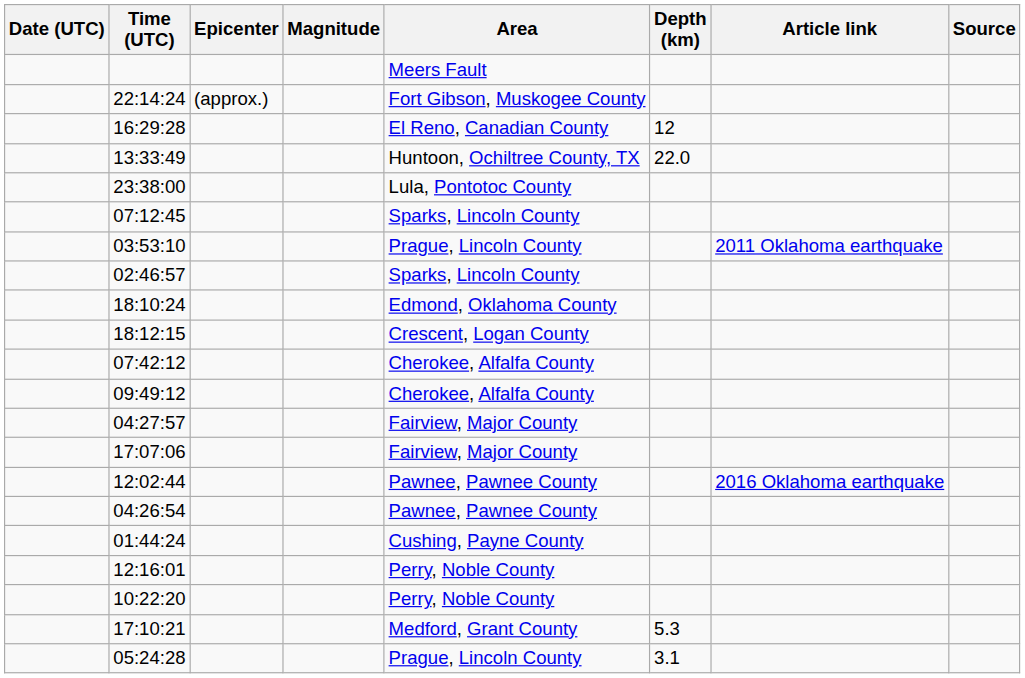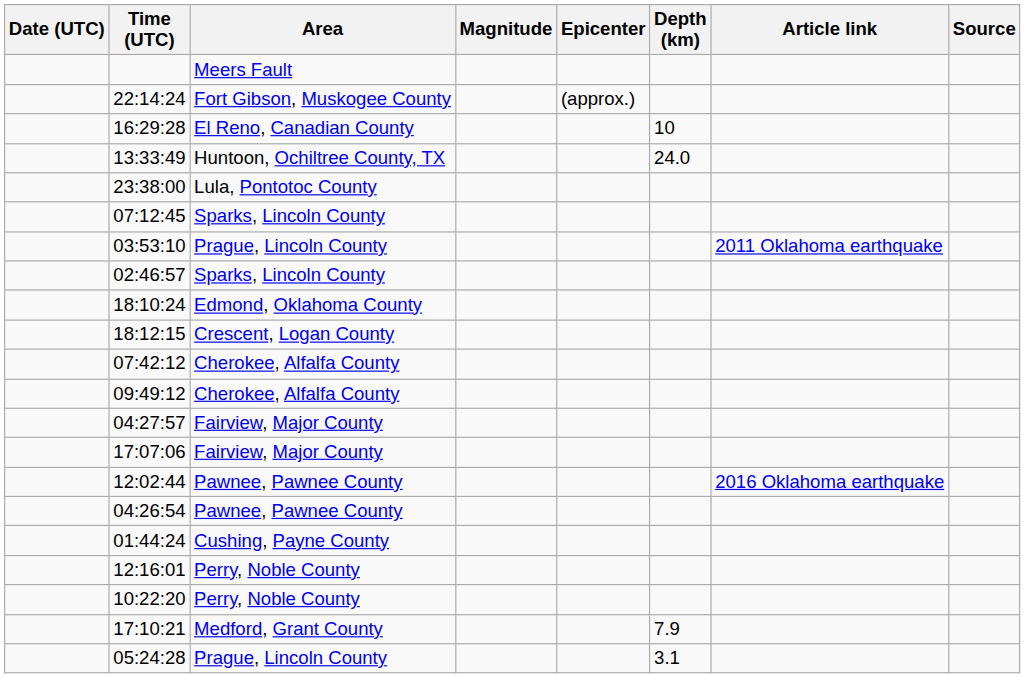columns swapped: (517, 29) <-> (236, 29)
(664, 128) 12 -> (664, 128) 10
(672, 157) 22.0 -> (672, 157) 24.0
(667, 628) 5.3 -> (667, 628) 7.9
